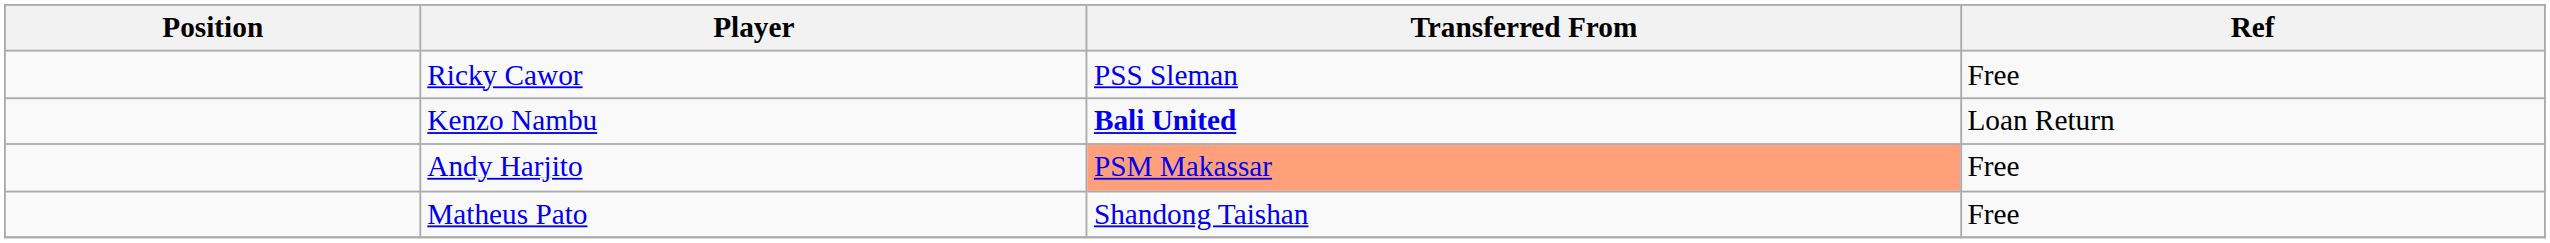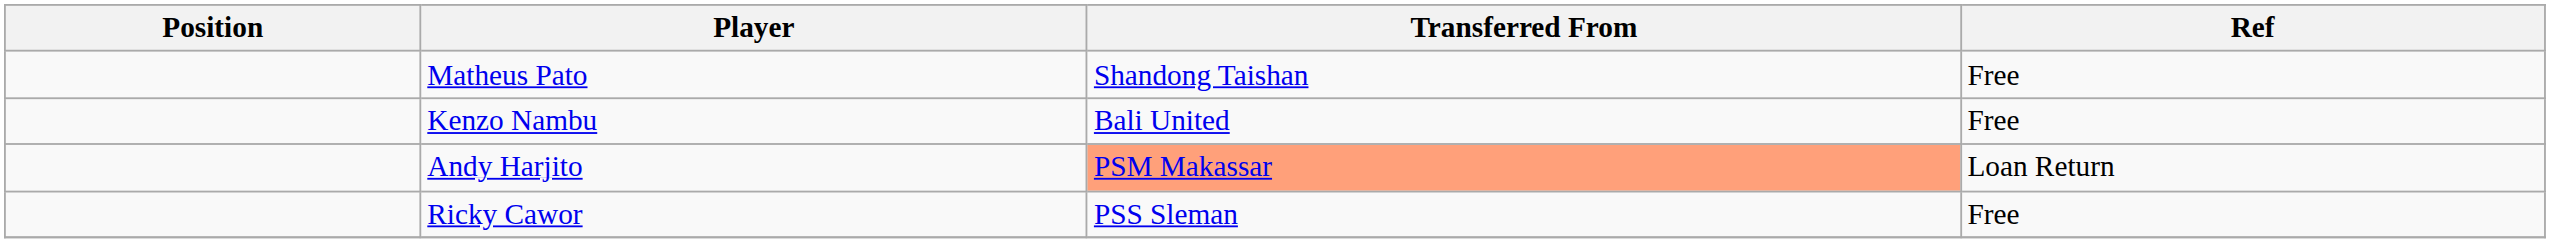rows swapped: (505, 74) <-> (507, 213)
(1165, 120) bold -> (1162, 120) normal
(2041, 120) Loan Return -> (1993, 120) Free
(1993, 167) Free -> (2041, 167) Loan Return
